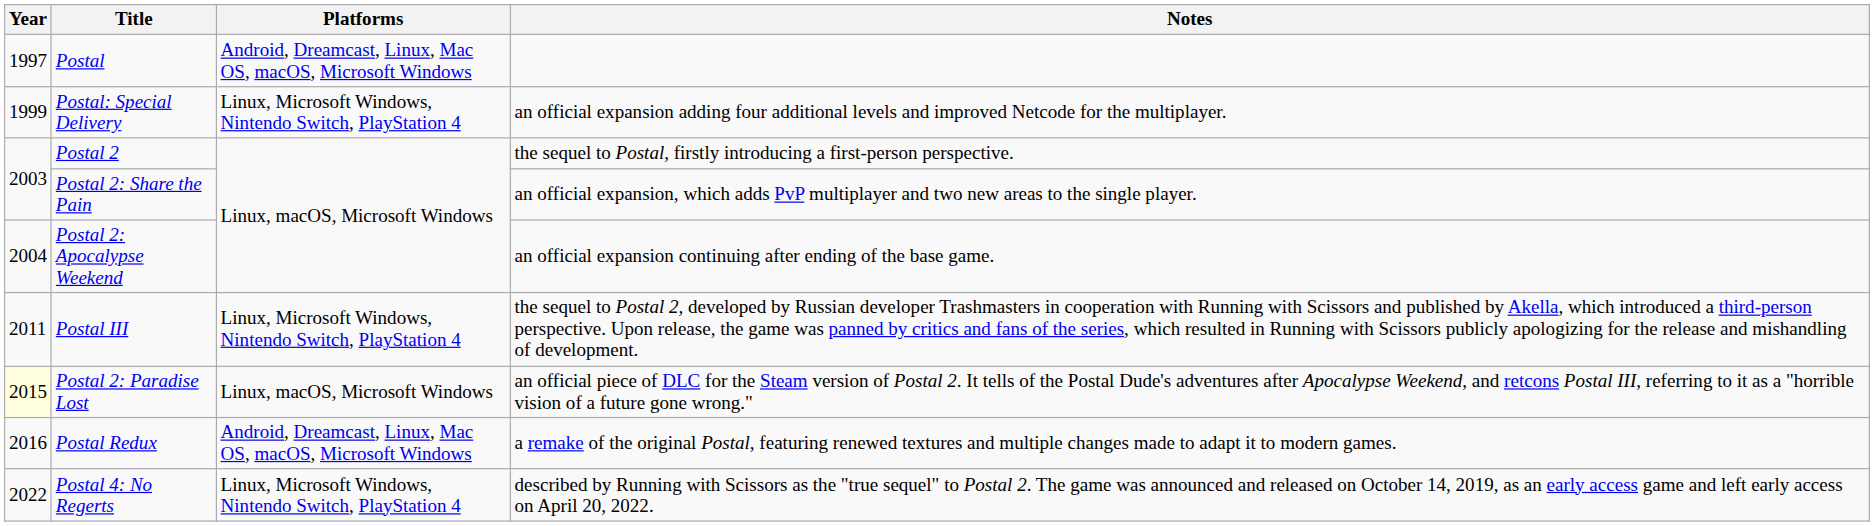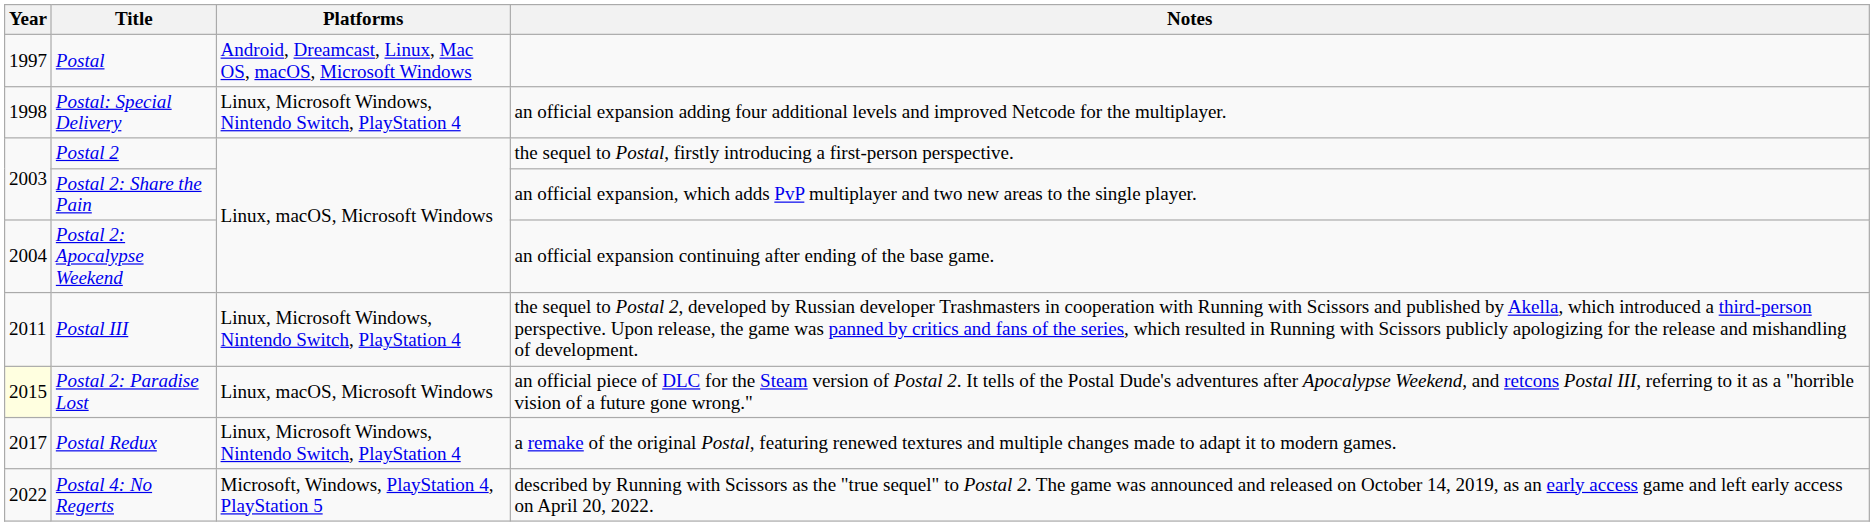(28, 112) 1999 -> (28, 112) 1998
(28, 443) 2016 -> (28, 443) 2017
(347, 443) Android, Dreamcast, Linux, Mac OS, macOS, Microsoft Windows -> (341, 443) Linux, Microsoft Windows, Nintendo Switch, PlayStation 4
(341, 494) Linux, Microsoft Windows, Nintendo Switch, PlayStation 4 -> (357, 494) Microsoft, Windows, PlayStation 4, PlayStation 5
